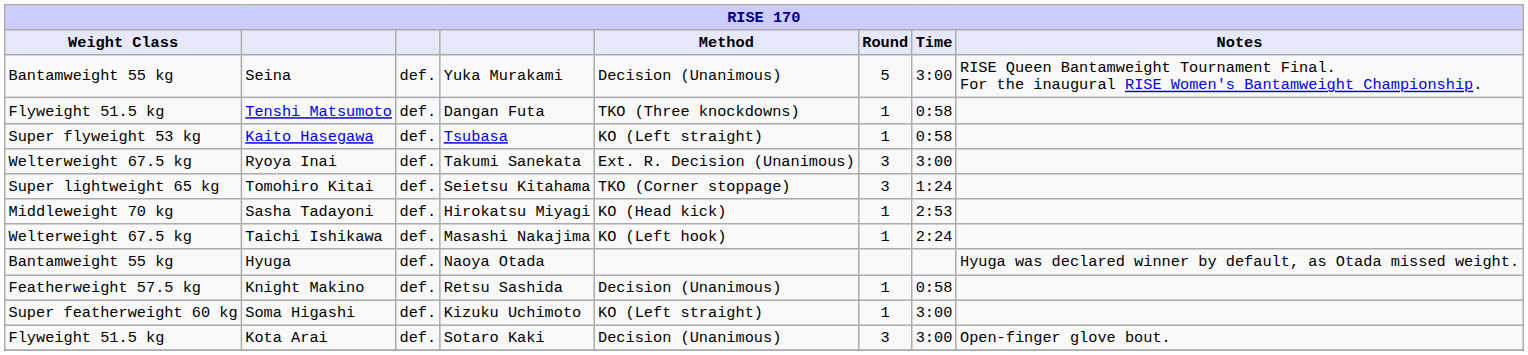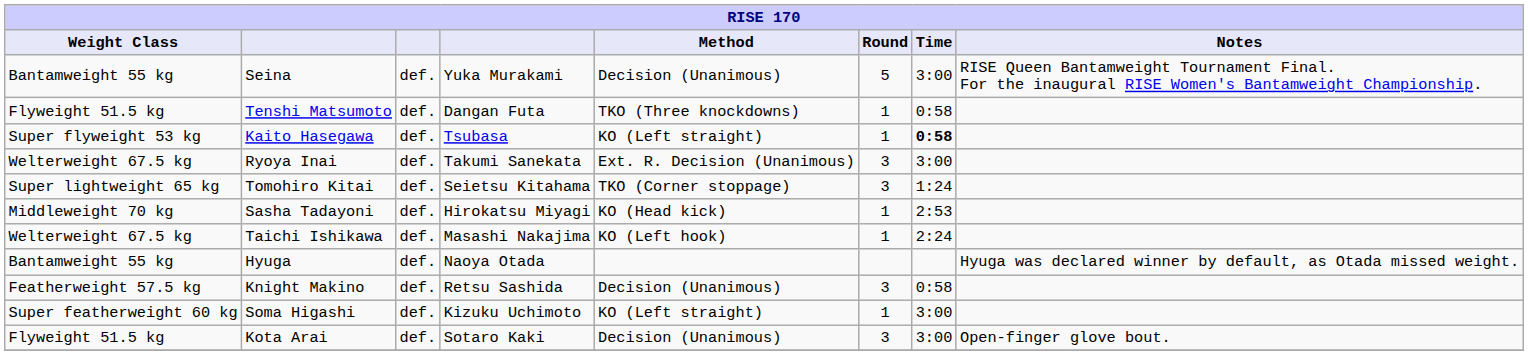(934, 136) normal -> (934, 136) bold
(885, 288) 1 -> (885, 288) 3
